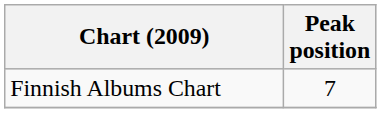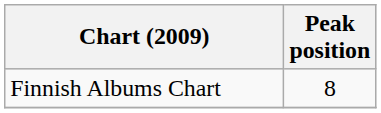(330, 88) 7 -> (330, 88) 8
